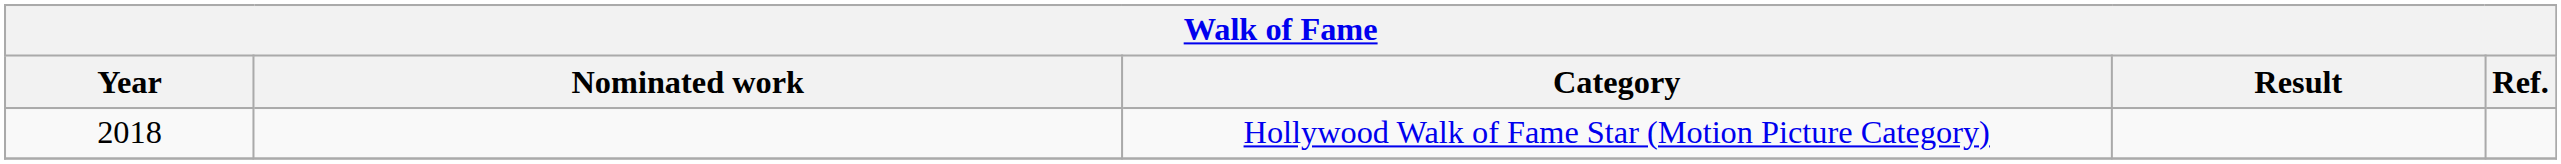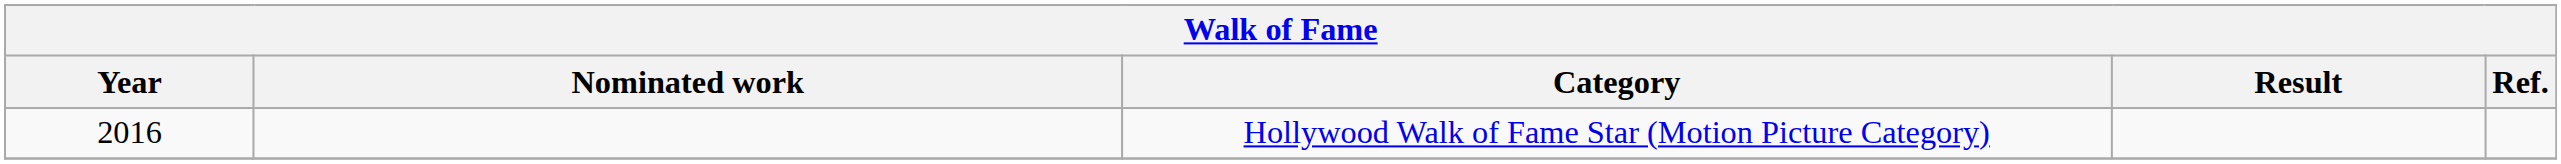(129, 132) 2018 -> (129, 132) 2016
